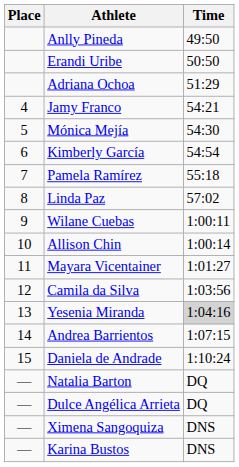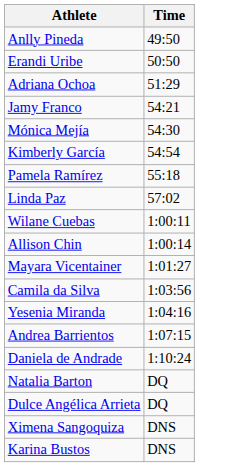- column: (24, 15)
(209, 312) lightgrey background -> (169, 312) no background
